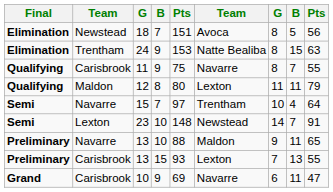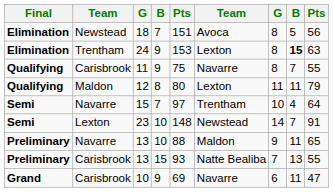(231, 50) Natte Bealiba -> (214, 50) Lexton
(296, 50) normal -> (296, 50) bold
(214, 159) Lexton -> (231, 159) Natte Bealiba
